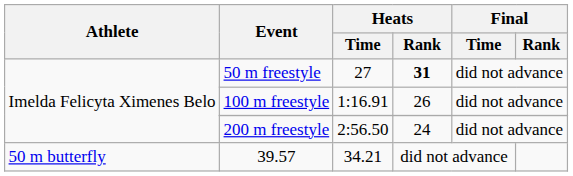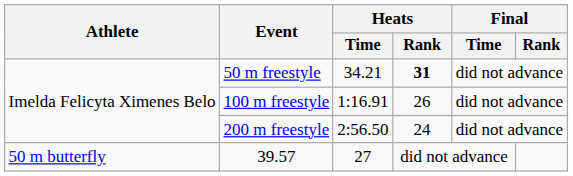(363, 73) 27 -> (363, 73) 34.21
(363, 157) 34.21 -> (363, 157) 27
